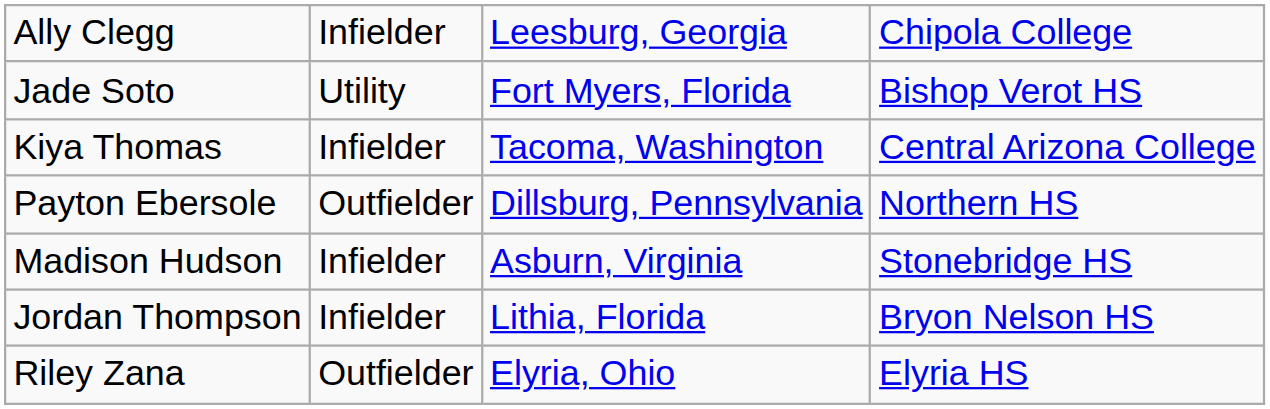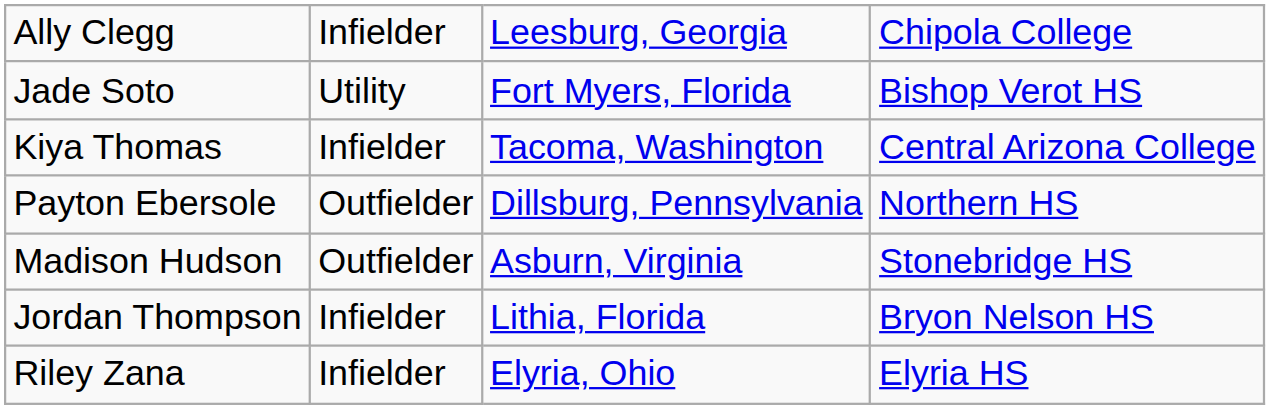(382, 260) Infielder -> (396, 260) Outfielder
(396, 373) Outfielder -> (382, 373) Infielder
